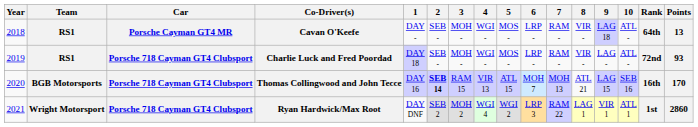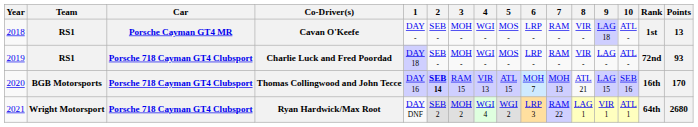(652, 32) 64th -> (652, 32) 1st
(652, 109) 1st -> (652, 109) 64th
(679, 109) 2860 -> (679, 109) 2680
